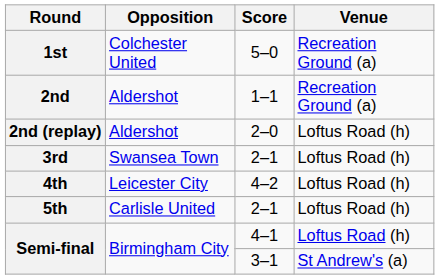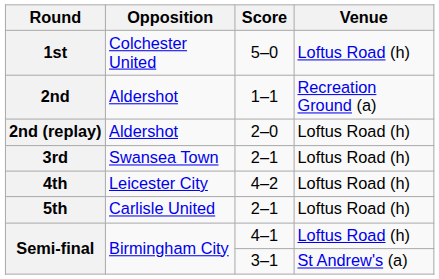(337, 52) Recreation Ground (a) -> (354, 52) Loftus Road (h)
